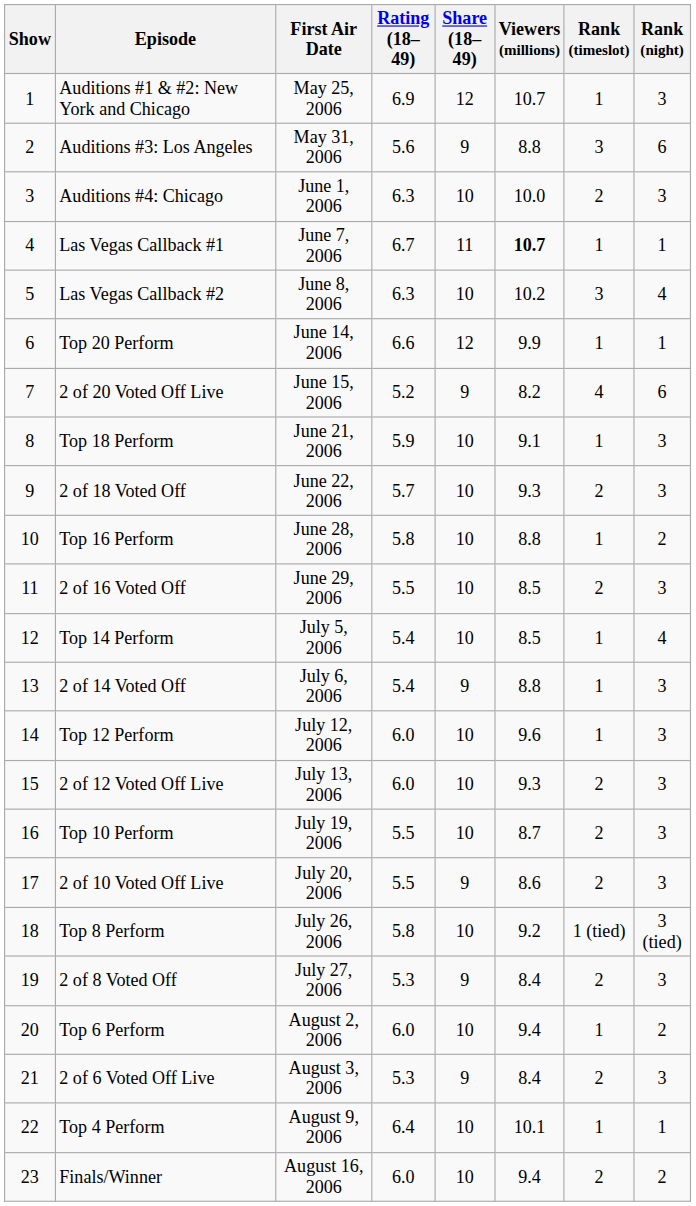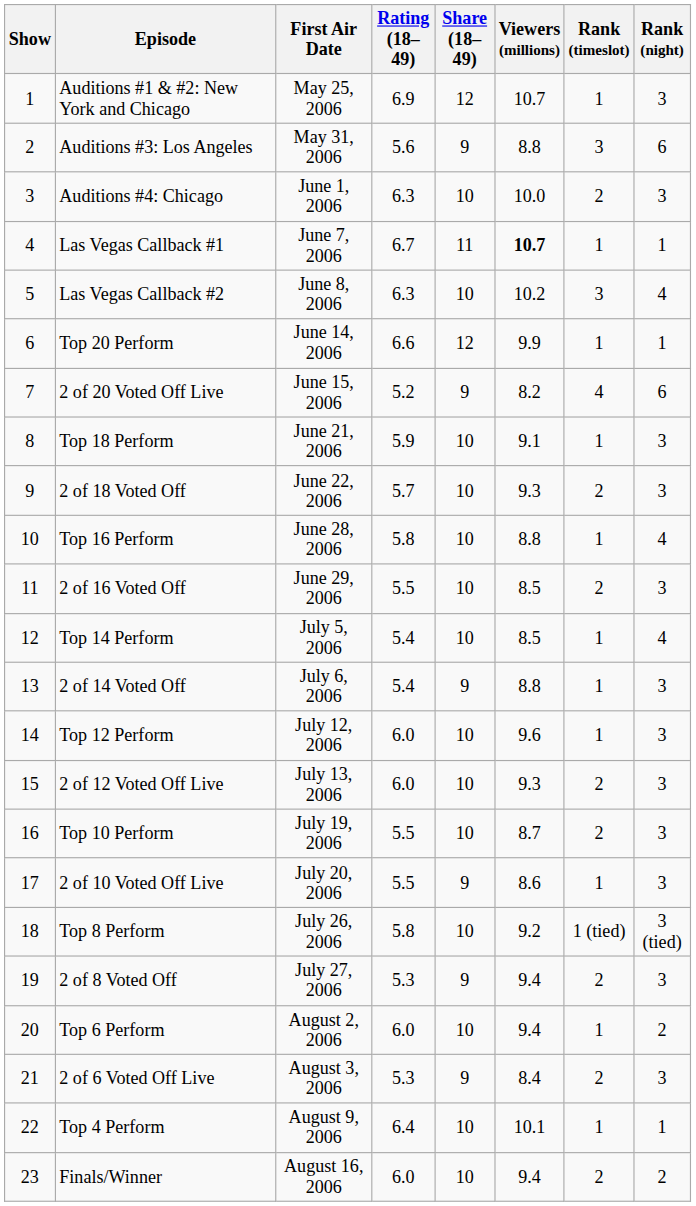(662, 539) 2 -> (662, 539) 4
(599, 882) 2 -> (599, 882) 1
(529, 980) 8.4 -> (529, 980) 9.4
